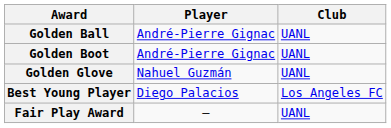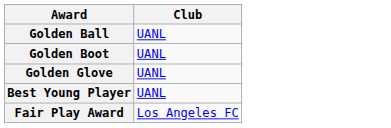- column: (206, 14)
(332, 93) Los Angeles FC -> (151, 93) UANL
(295, 113) UANL -> (188, 113) Los Angeles FC
